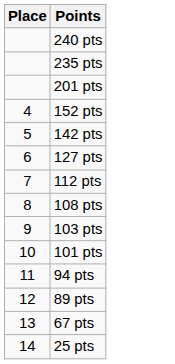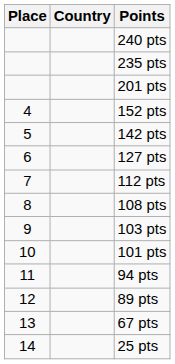+ column: (82, 16)
